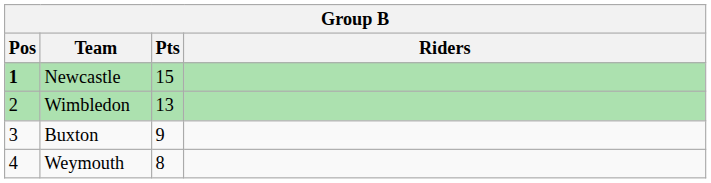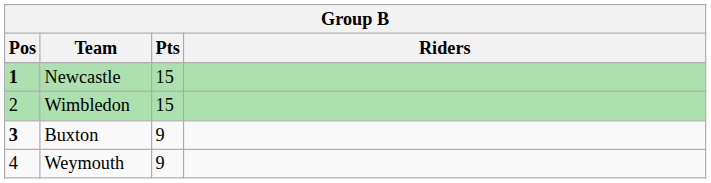(165, 105) 13 -> (165, 105) 15
(13, 134) normal -> (13, 134) bold
(160, 163) 8 -> (160, 163) 9
